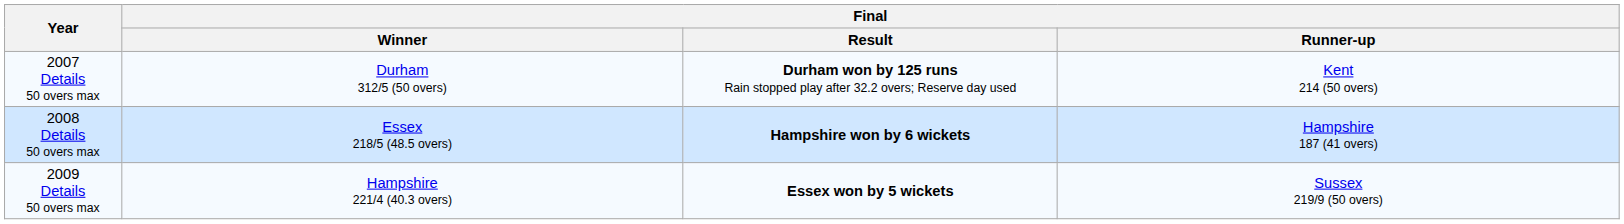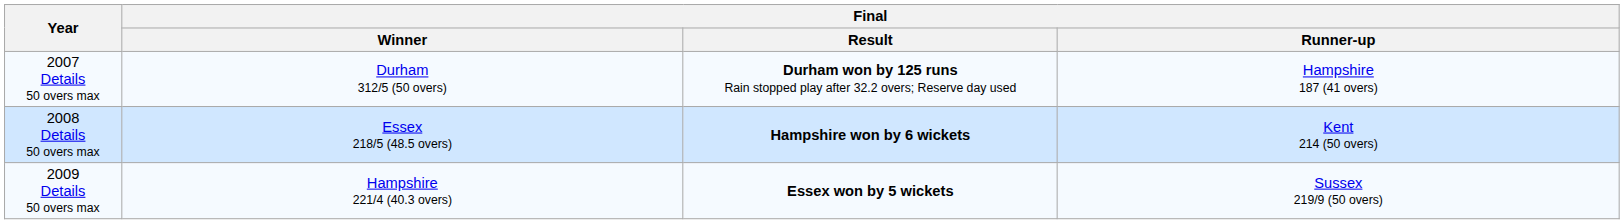(1338, 79) Kent 214 (50 overs) -> (1338, 79) Hampshire 187 (41 overs)
(1338, 135) Hampshire 187 (41 overs) -> (1338, 135) Kent 214 (50 overs)
